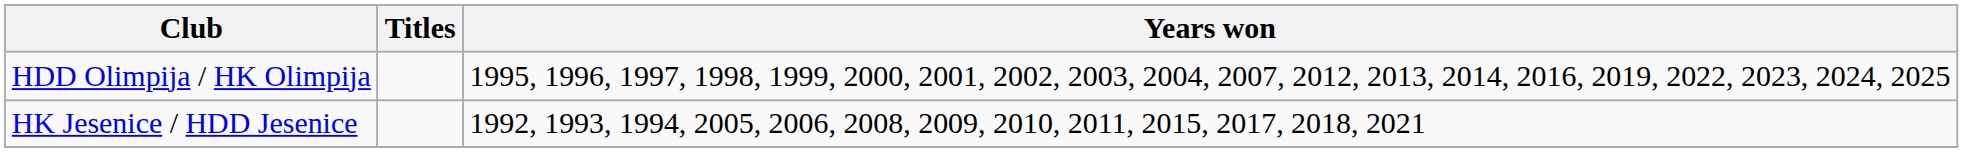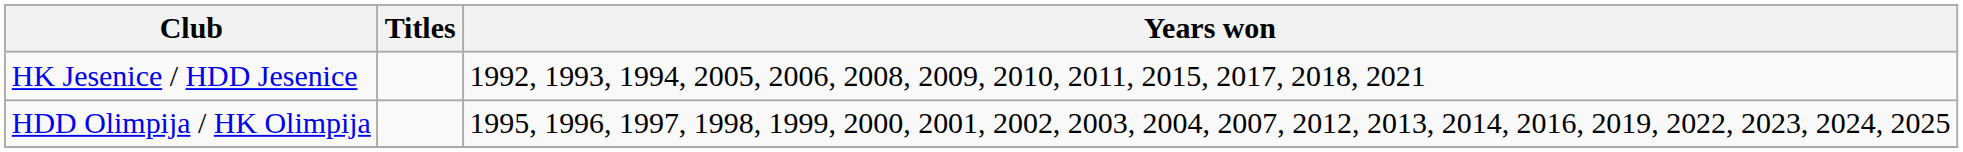rows swapped: (191, 75) <-> (185, 123)
